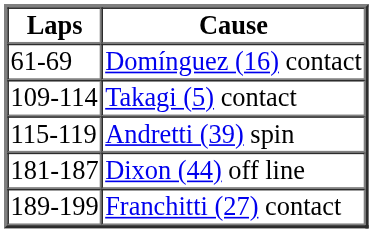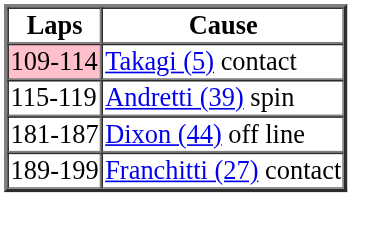- row: (233, 61)
(54, 97) no background -> (54, 61) pink background
